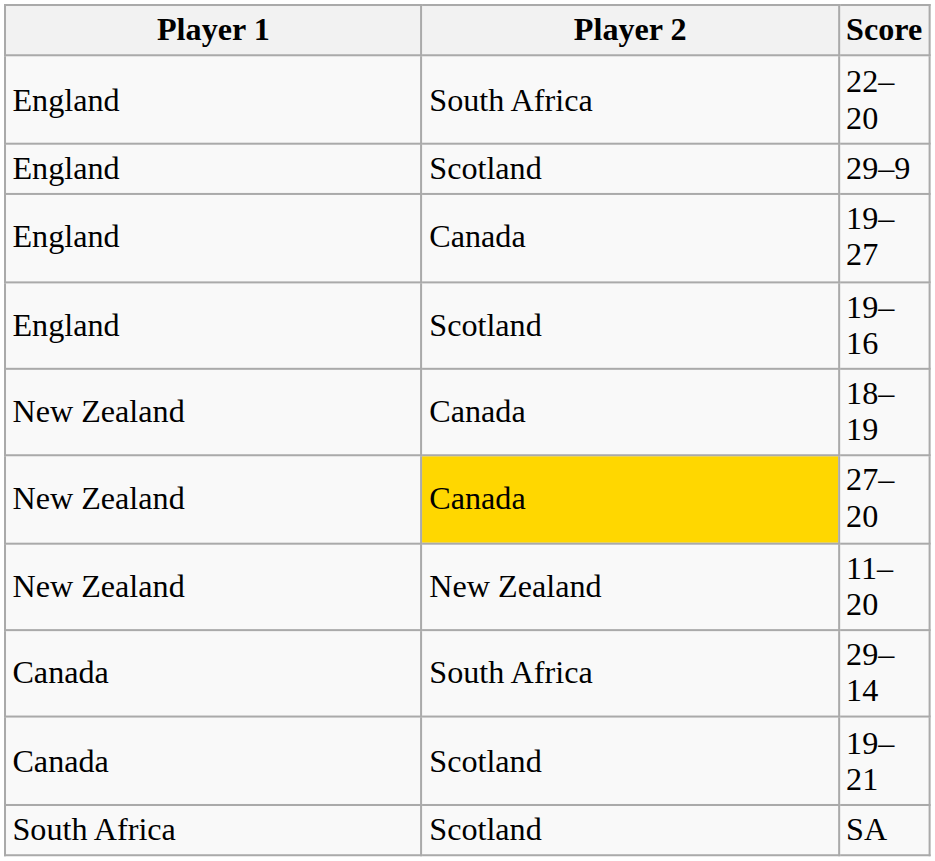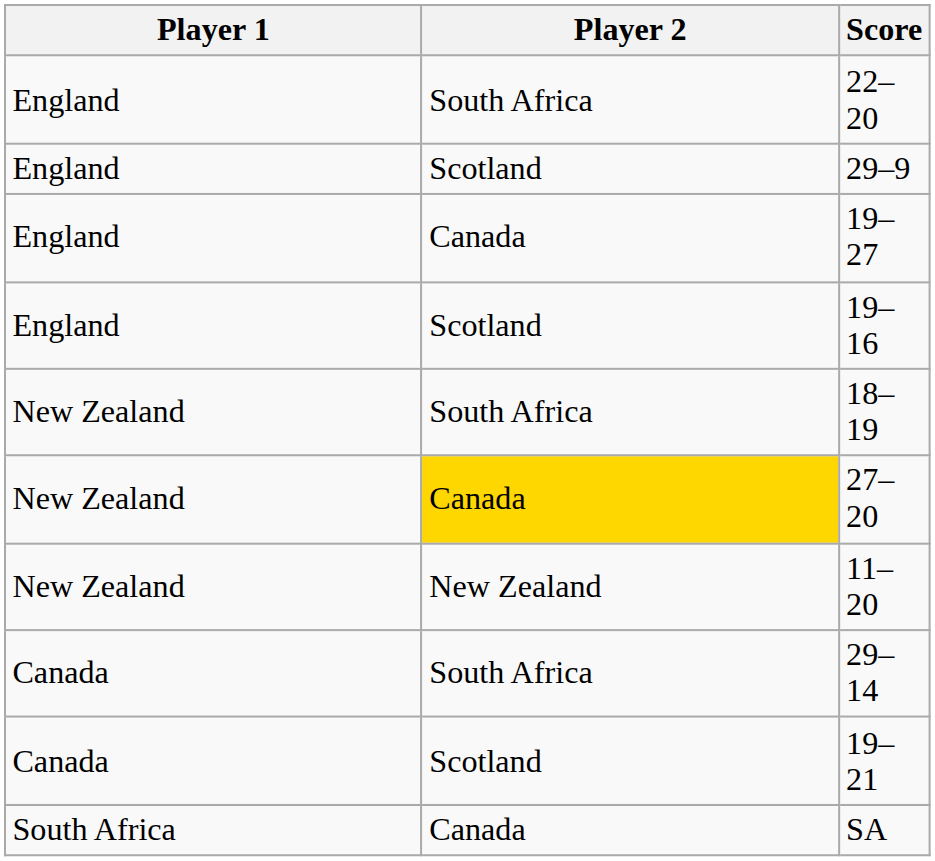(477, 411) Canada -> (511, 411) South Africa
(486, 829) Scotland -> (477, 829) Canada
